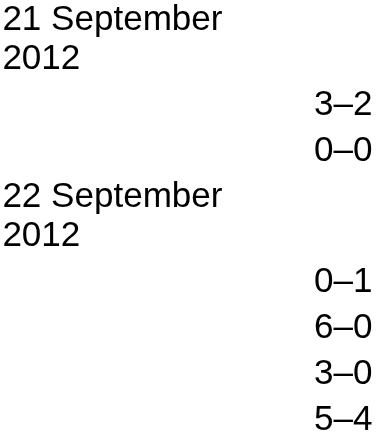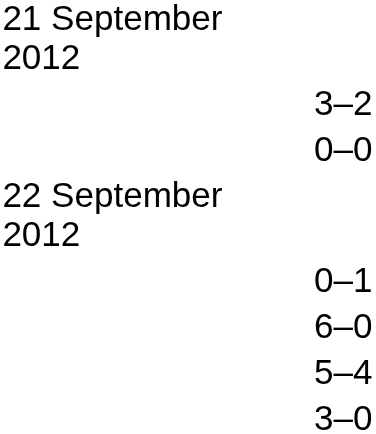rows swapped: (143, 373) <-> (143, 419)
